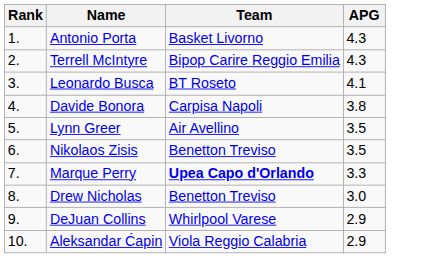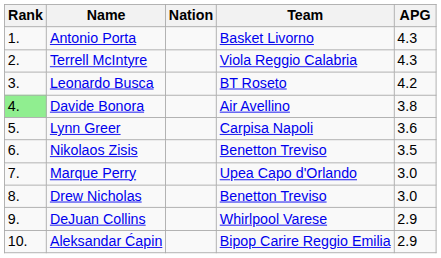+ column: (191, 15)
(254, 60) Bipop Carire Reggio Emilia -> (288, 60) Viola Reggio Calabria
(356, 83) 4.1 -> (407, 83) 4.2
(14, 106) no background -> (14, 106) lightgreen background
(216, 106) Carpisa Napoli -> (255, 106) Air Avellino
(204, 128) Air Avellino -> (266, 128) Carpisa Napoli
(356, 128) 3.5 -> (407, 128) 3.6
(241, 173) bold -> (288, 173) normal
(356, 173) 3.3 -> (407, 173) 3.0
(238, 241) Viola Reggio Calabria -> (305, 241) Bipop Carire Reggio Emilia
